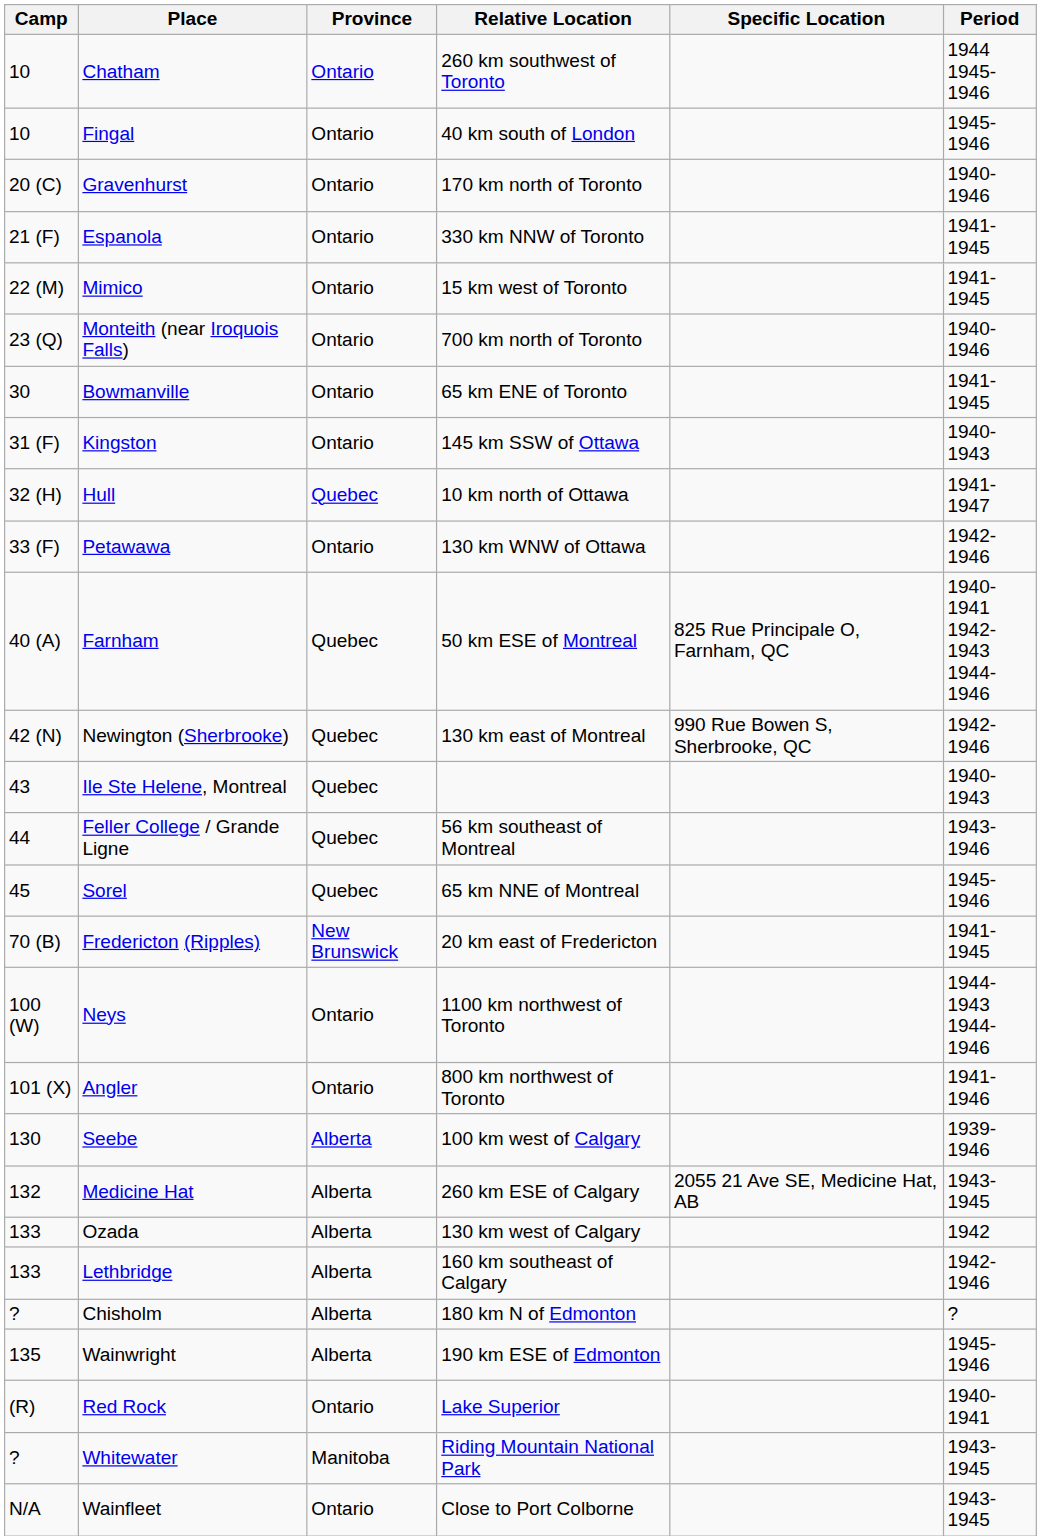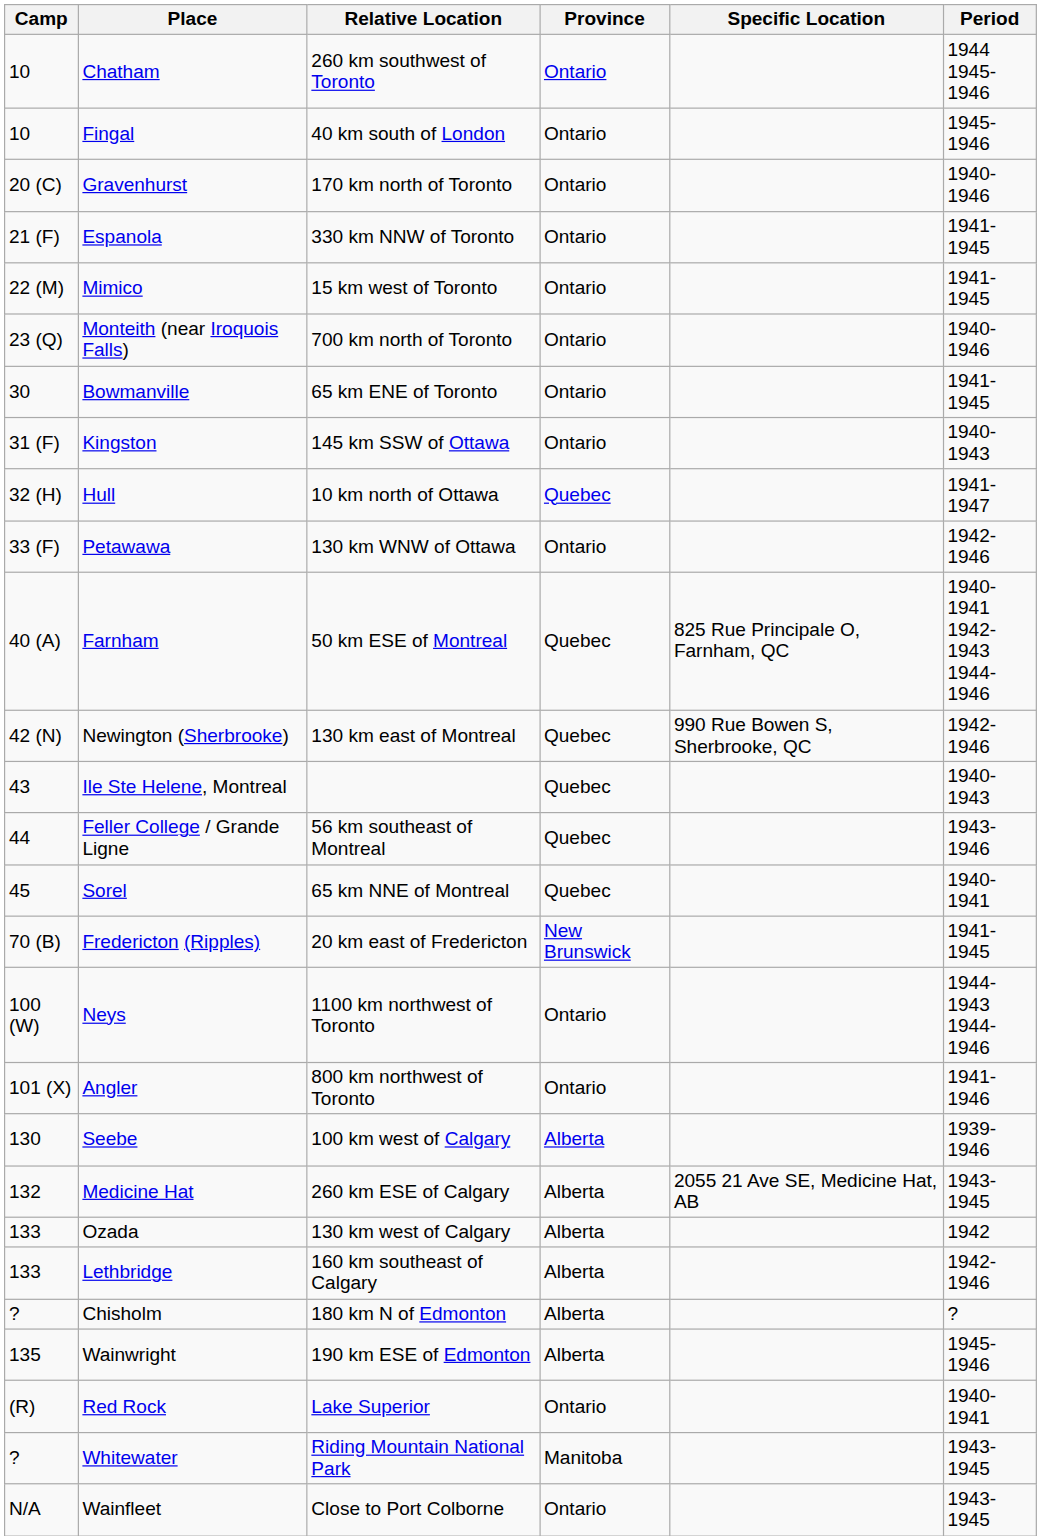columns swapped: (372, 19) <-> (553, 19)
(972, 890) 1945-1946 -> (972, 890) 1940-1941
